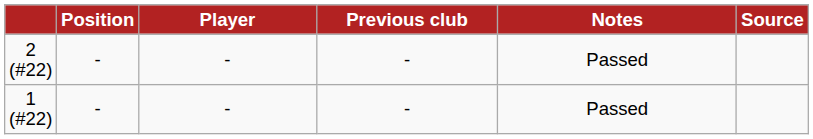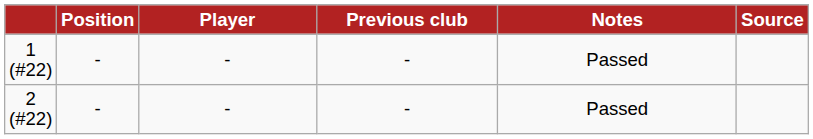rows swapped: (31, 109) <-> (31, 59)
